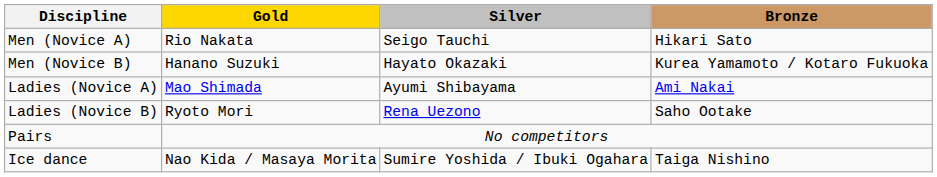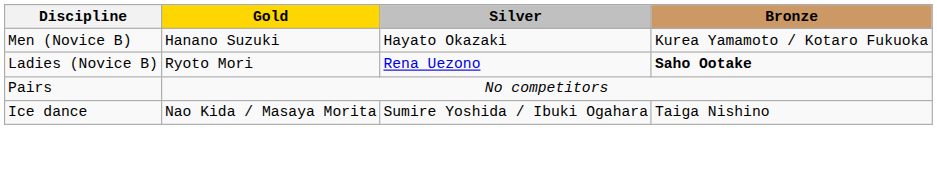- row: (70, 40)
- row: (83, 88)
(703, 112) normal -> (703, 64) bold
